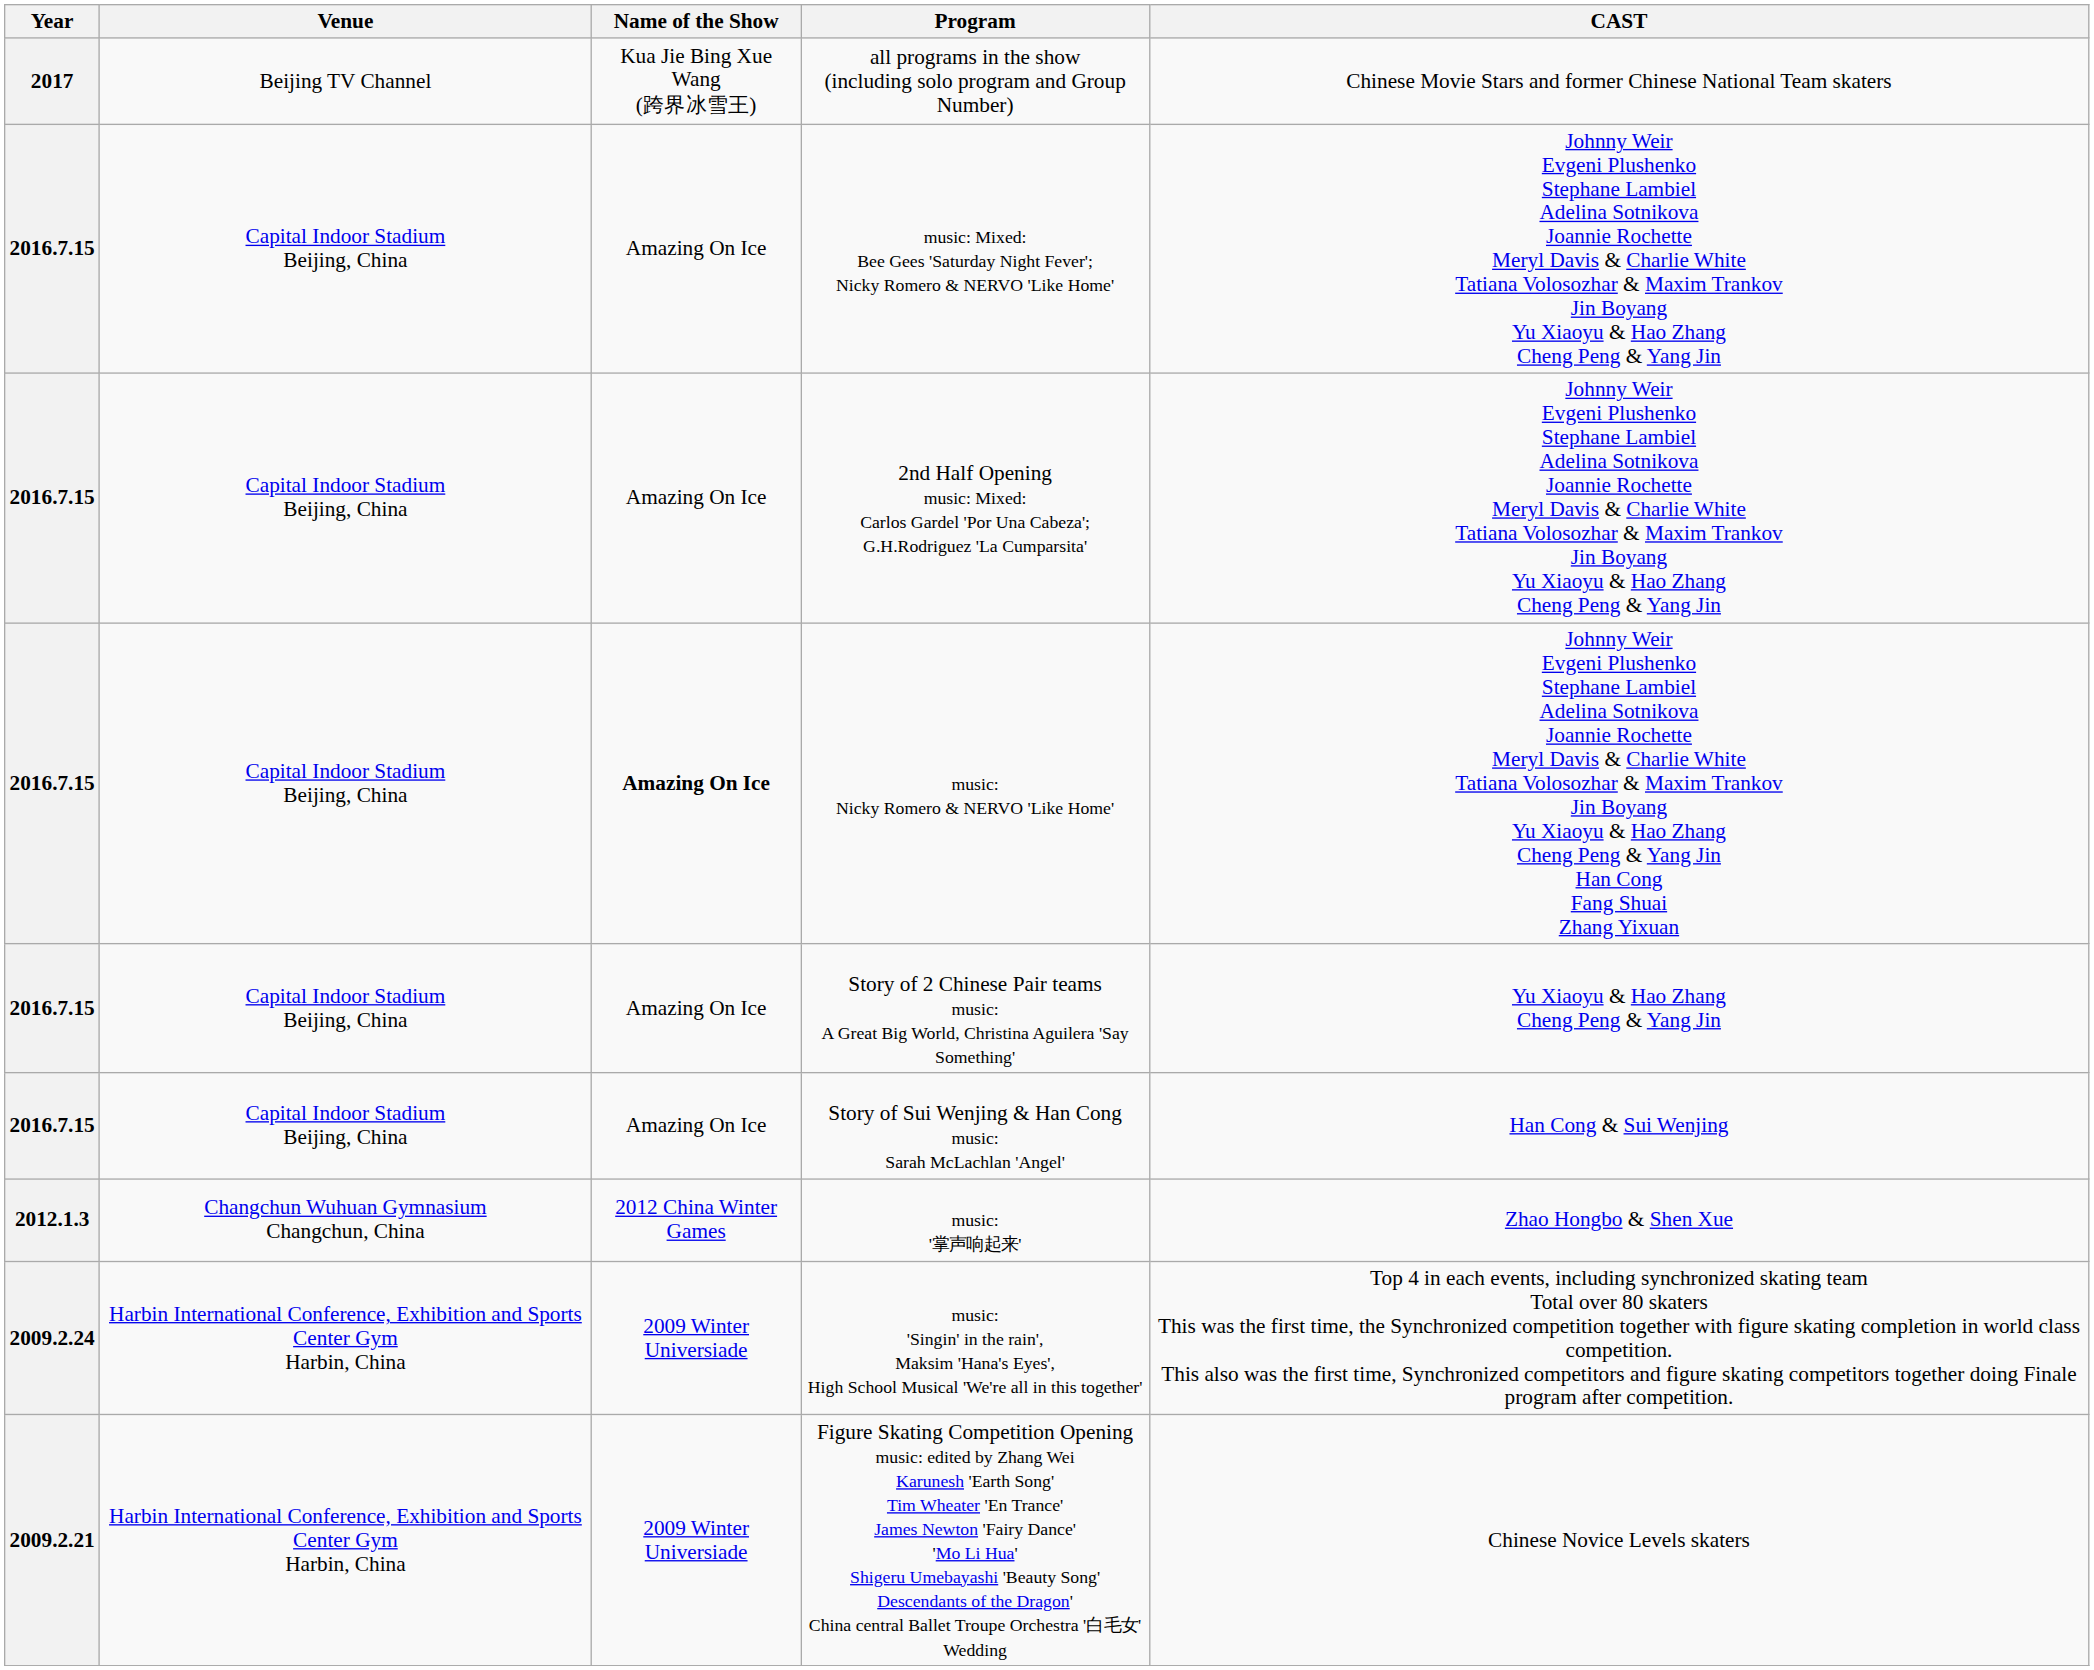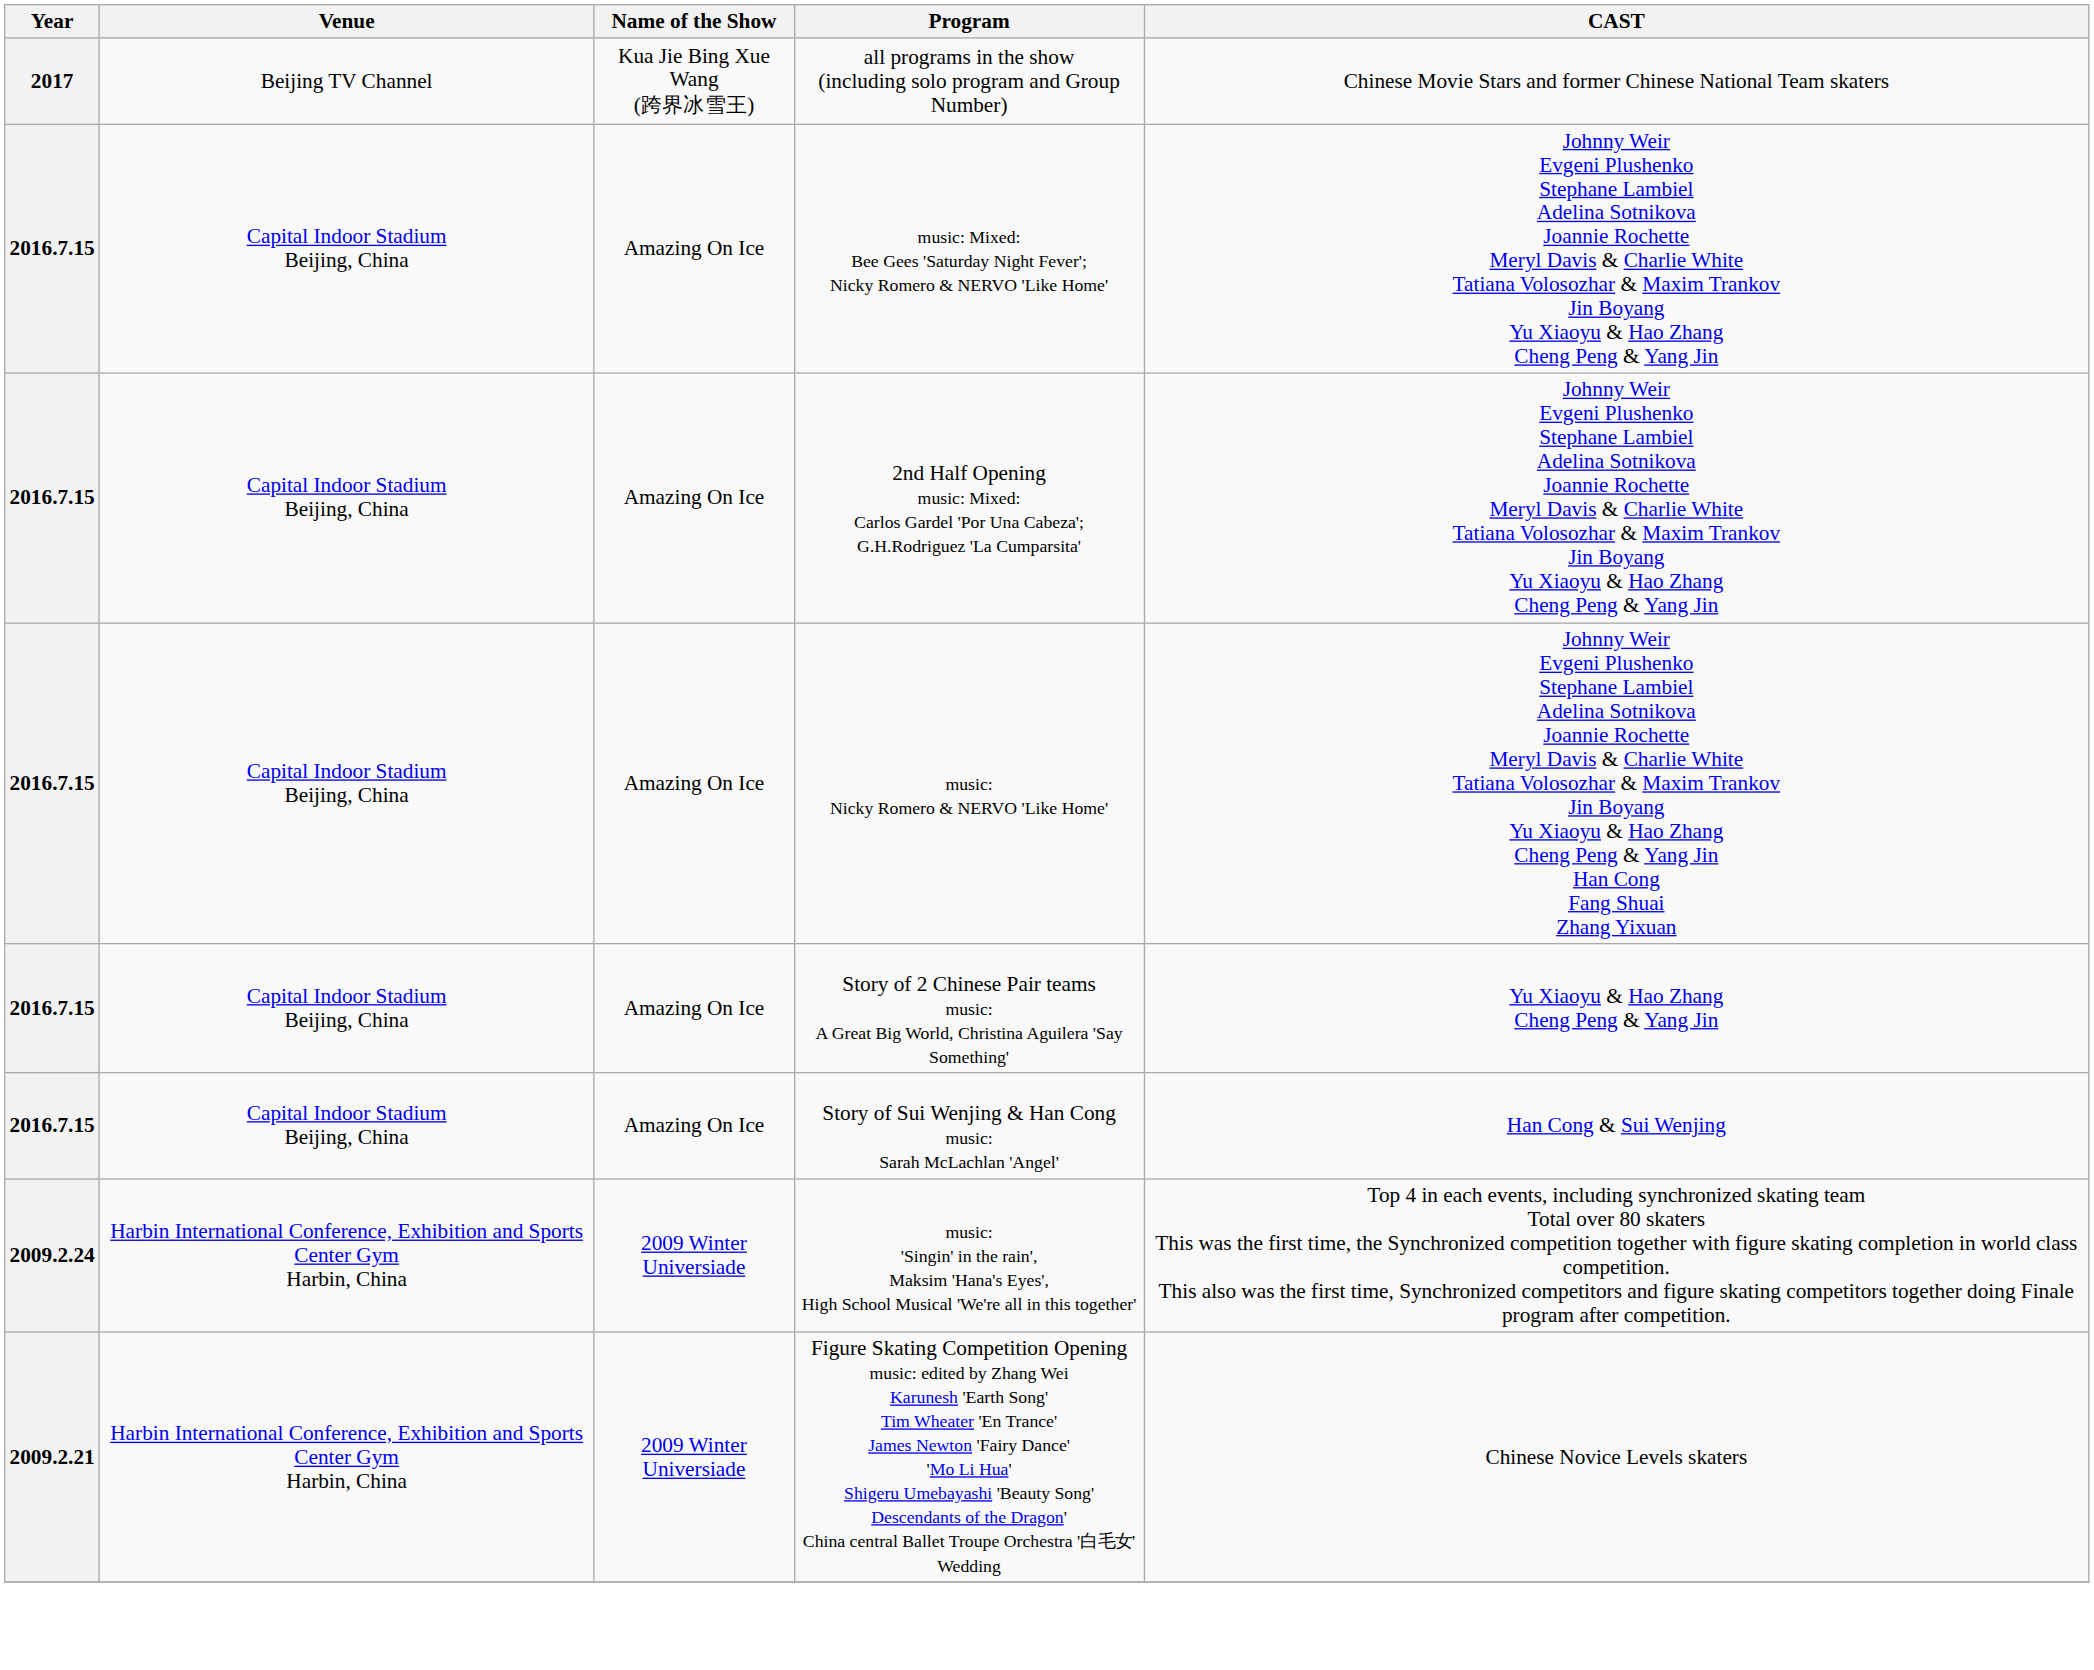(696, 782) bold -> (694, 782) normal
- row: (975, 1232)
